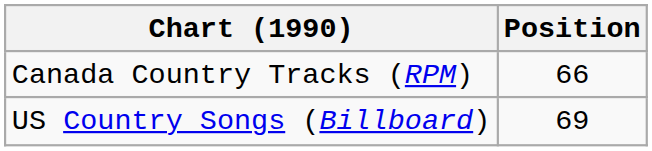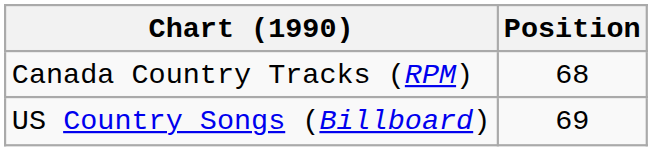(572, 75) 66 -> (572, 75) 68
